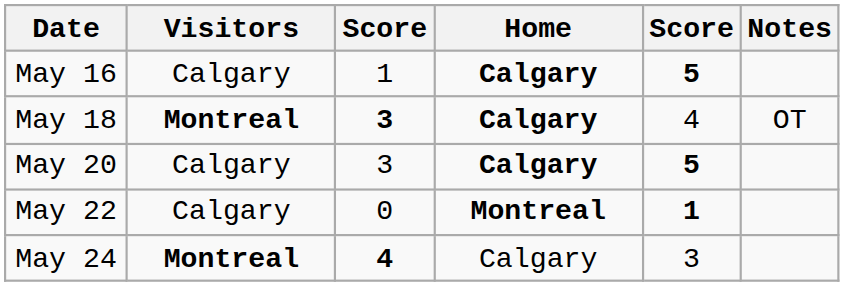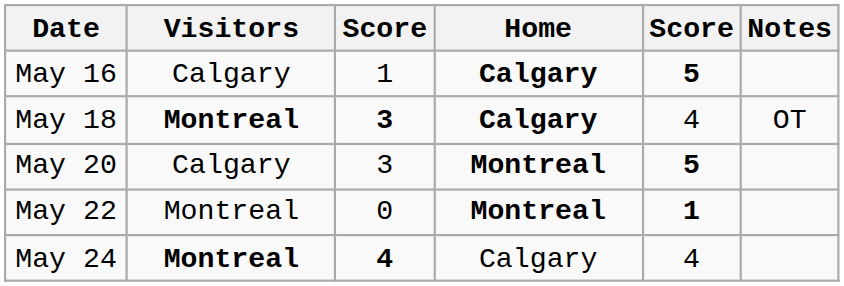(538, 166) Calgary -> (538, 166) Montreal
(231, 212) Calgary -> (231, 212) Montreal
(692, 258) 3 -> (692, 258) 4
